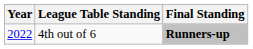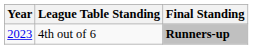(20, 34) 2022 -> (20, 34) 2023
